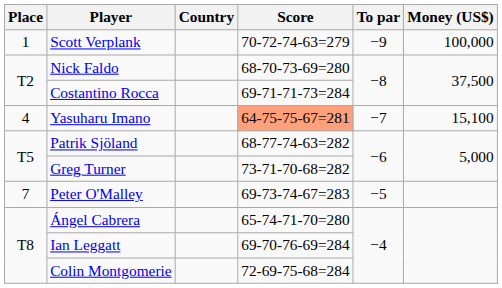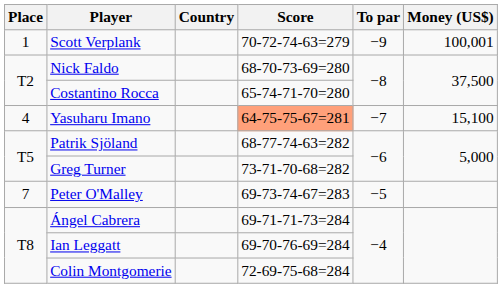(469, 42) 100,000 -> (469, 42) 100,001
(295, 93) 69-71-71-73=284 -> (295, 93) 65-74-71-70=280
(295, 219) 65-74-71-70=280 -> (295, 219) 69-71-71-73=284
